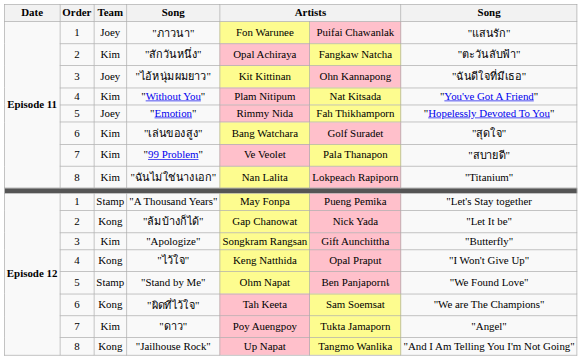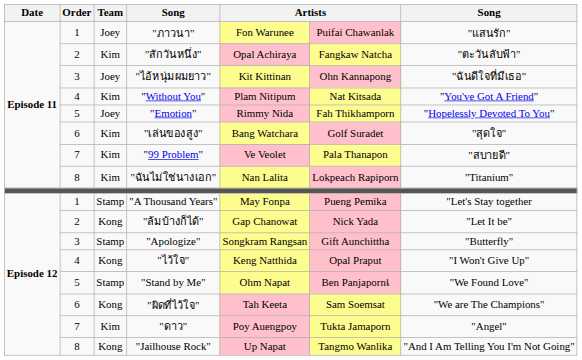(110, 241) Kim -> (110, 241) Stamp
